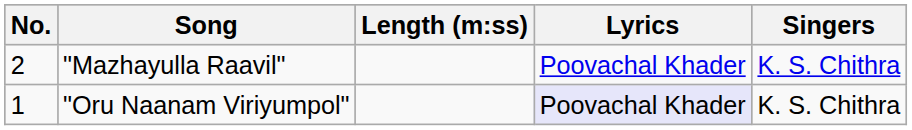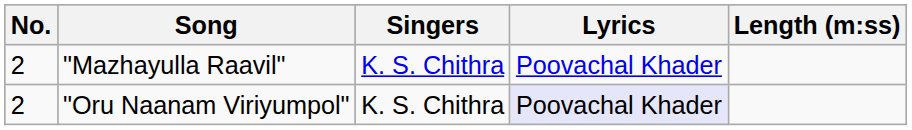columns swapped: (829, 25) <-> (445, 25)
(18, 105) 1 -> (18, 105) 2
